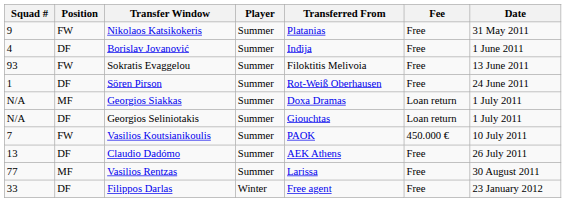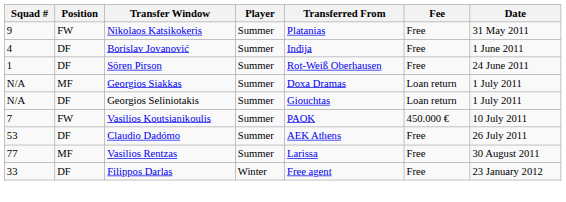- row: (149, 66)
(12, 153) 13 -> (12, 136) 53
